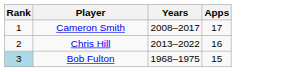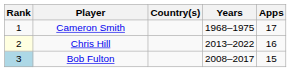+ column: (175, 12)
(175, 28) 2008–2017 -> (230, 28) 1968–1975
(19, 44) no background -> (19, 44) lightyellow background
(175, 59) 1968–1975 -> (230, 59) 2008–2017
